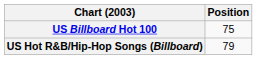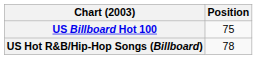(228, 46) 79 -> (228, 46) 78
